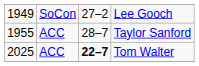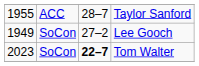rows swapped: (143, 14) <-> (153, 33)
(20, 52) 2025 -> (20, 52) 2023
(52, 52) ACC -> (58, 52) SoCon
